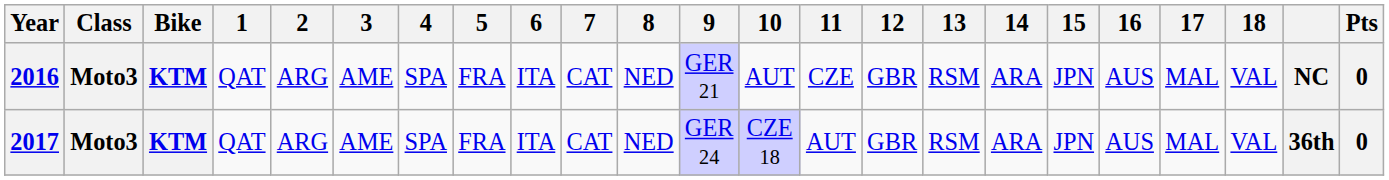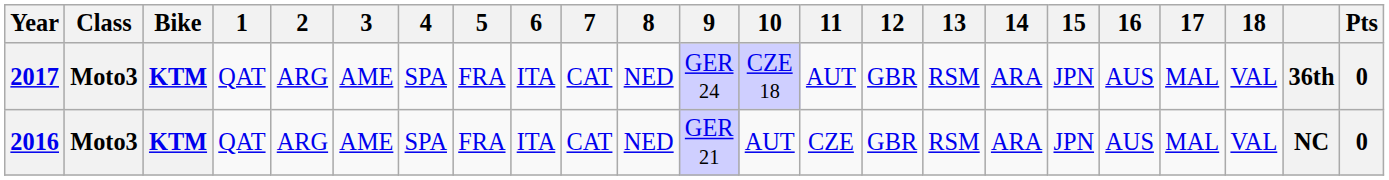rows swapped: (35, 76) <-> (35, 141)
